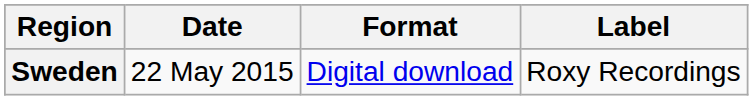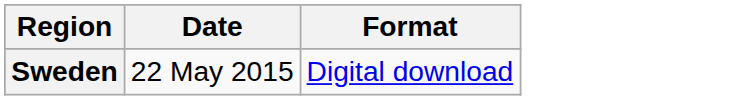- column: (633, 26)
